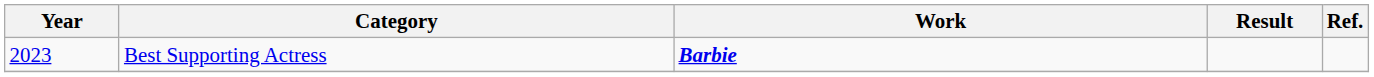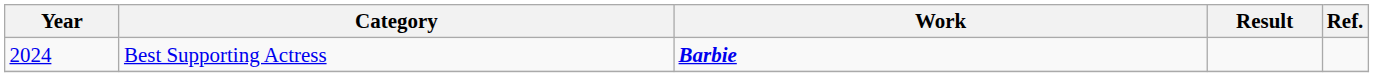(30, 54) 2023 -> (30, 54) 2024
